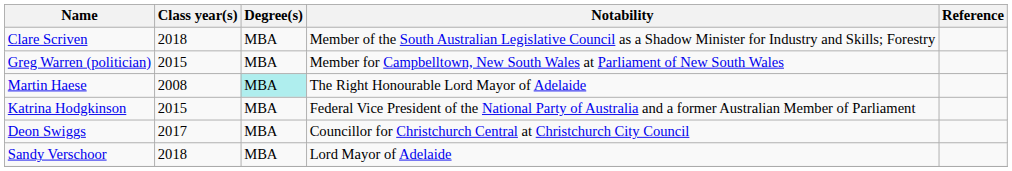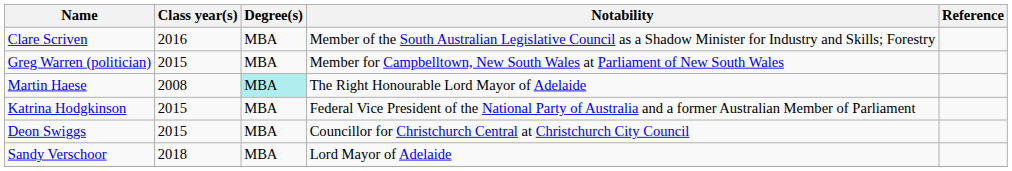(172, 39) 2018 -> (172, 39) 2016
(172, 131) 2017 -> (172, 131) 2015
